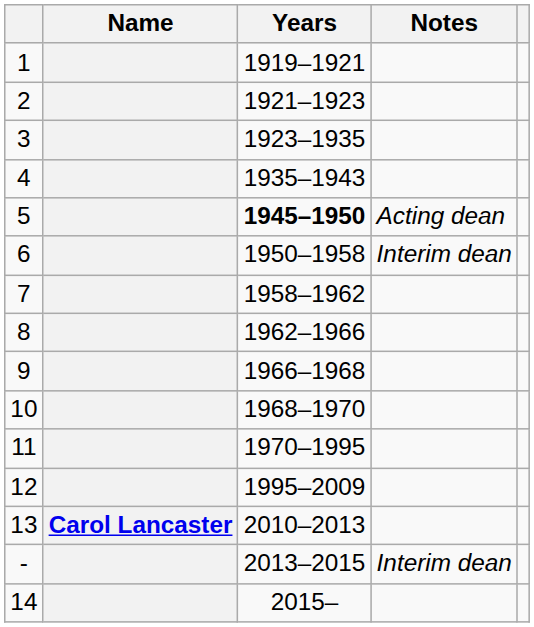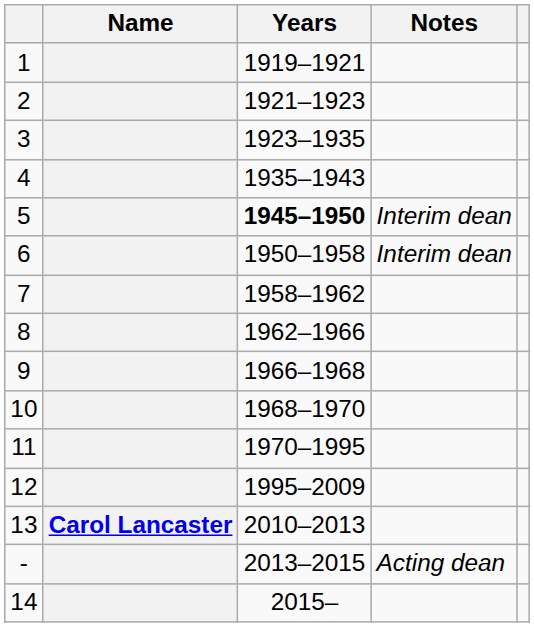(441, 216) Acting dean -> (444, 216) Interim dean
(444, 563) Interim dean -> (441, 563) Acting dean
